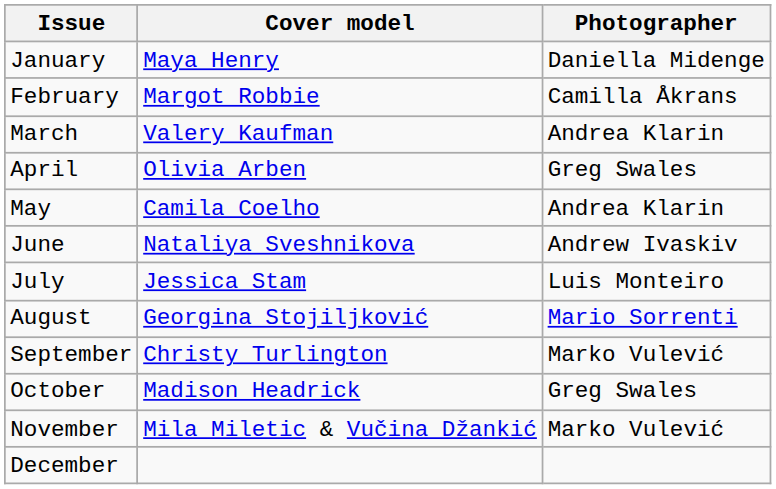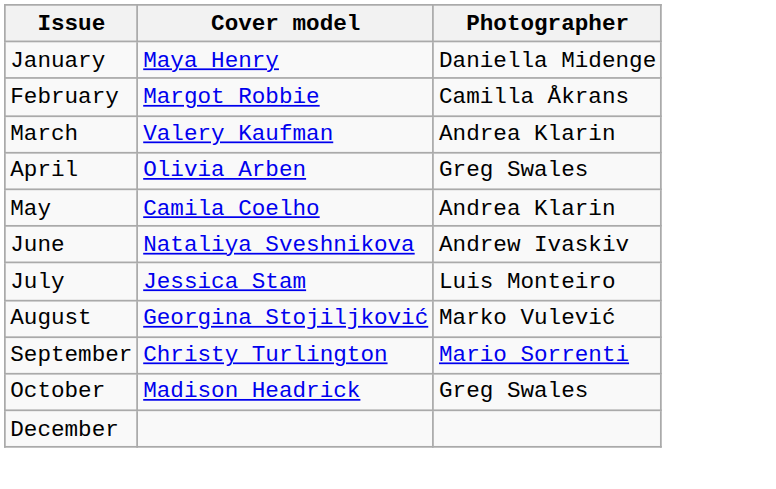(643, 318) Mario Sorrenti -> (527, 318) Marko Vulević
(636, 355) Marko Vulević -> (534, 355) Mario Sorrenti
- row: (65, 429)
